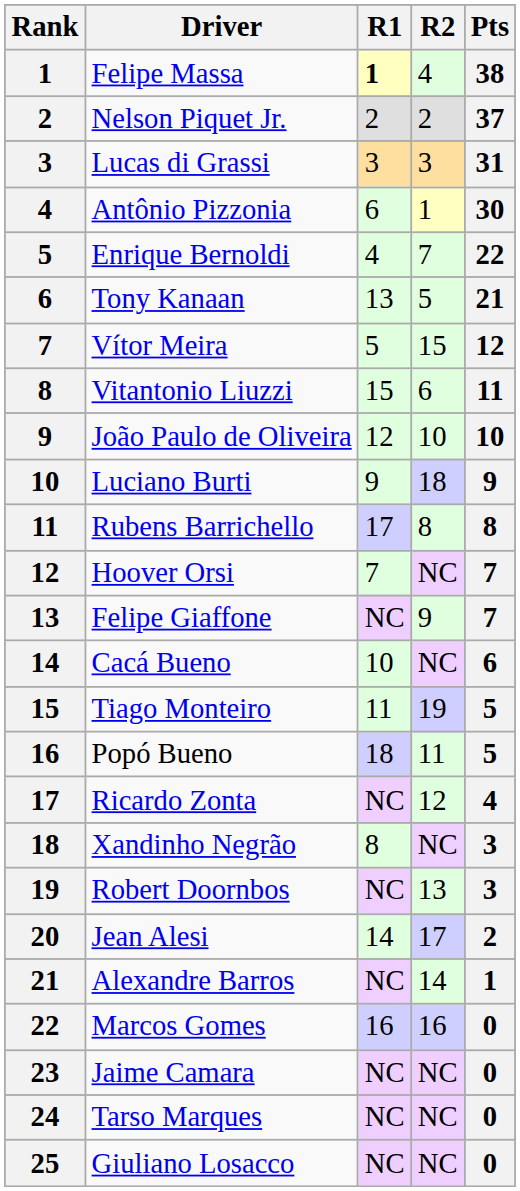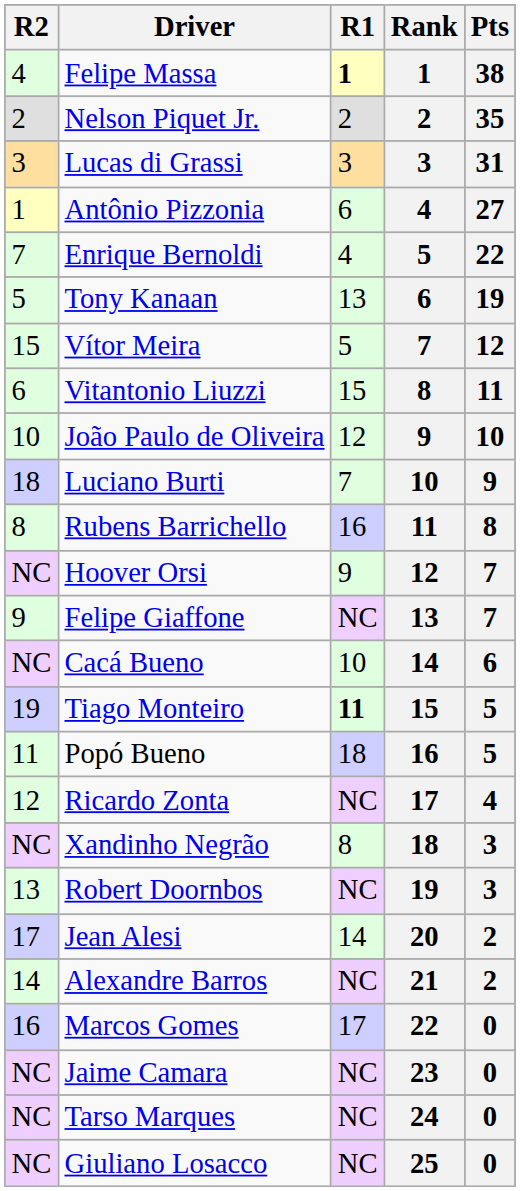columns swapped: (45, 27) <-> (438, 27)
(490, 118) 37 -> (490, 118) 35
(490, 208) 30 -> (490, 208) 27
(490, 299) 21 -> (490, 299) 19
(372, 481) 9 -> (345, 481) 7
(379, 526) 17 -> (352, 526) 16
(372, 572) 7 -> (345, 572) 9
(379, 708) normal -> (351, 708) bold
(490, 981) 1 -> (490, 981) 2
(379, 1026) 16 -> (352, 1026) 17
